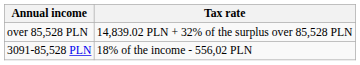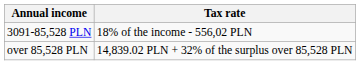rows swapped: (49, 50) <-> (47, 32)
